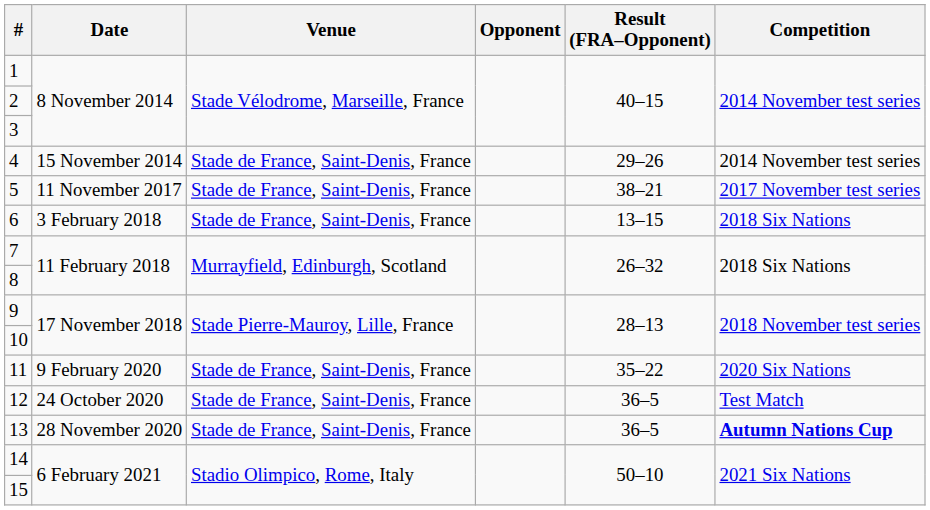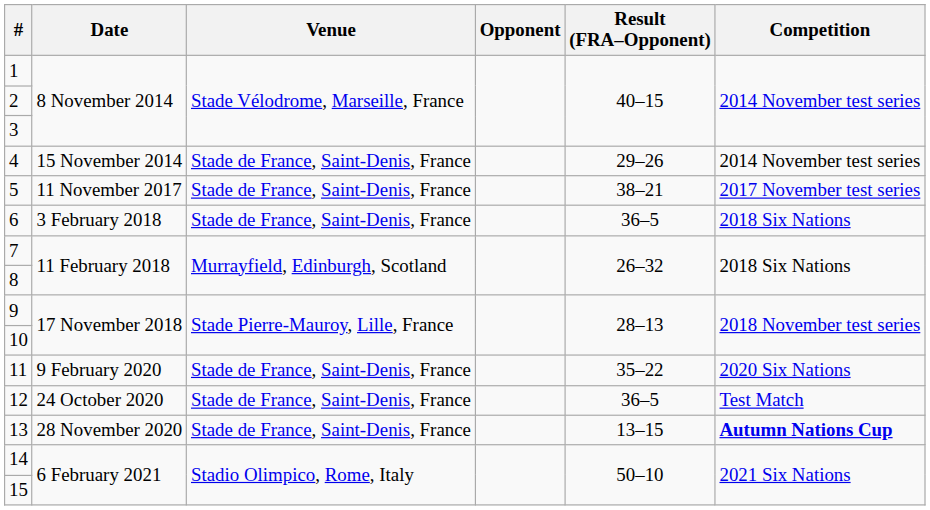(640, 220) 13–15 -> (640, 220) 36–5
(640, 429) 36–5 -> (640, 429) 13–15
